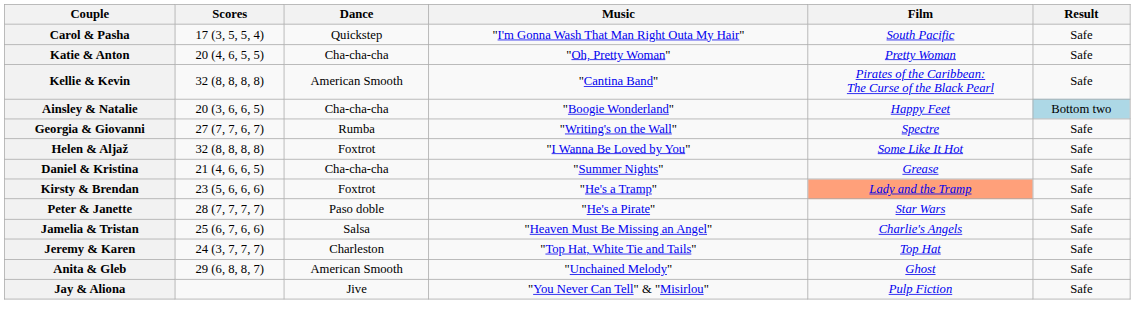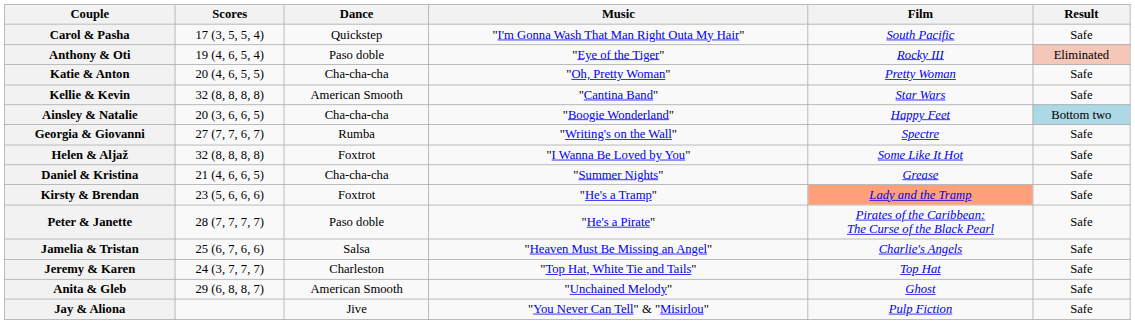+ row: (90, 54)
(920, 81) Pirates of the Caribbean: The Curse of the Black Pearl -> (920, 94) Star Wars
(920, 209) Star Wars -> (920, 222) Pirates of the Caribbean: The Curse of the Black Pearl
